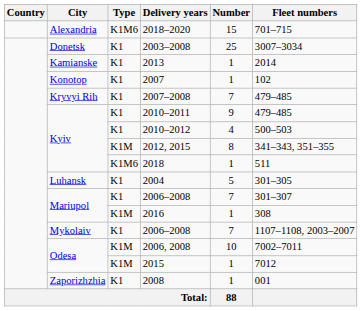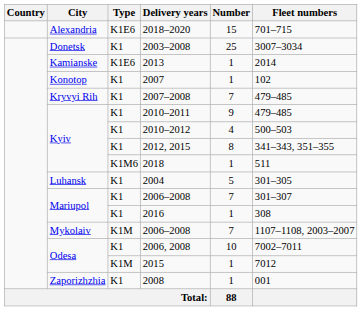(124, 29) K1M6 -> (123, 29) K1E6
(117, 63) K1 -> (123, 63) K1E6
(121, 146) K1M -> (117, 146) K1
(121, 213) K1M -> (117, 213) K1
(117, 230) K1 -> (121, 230) K1M
(121, 247) K1M -> (117, 247) K1
